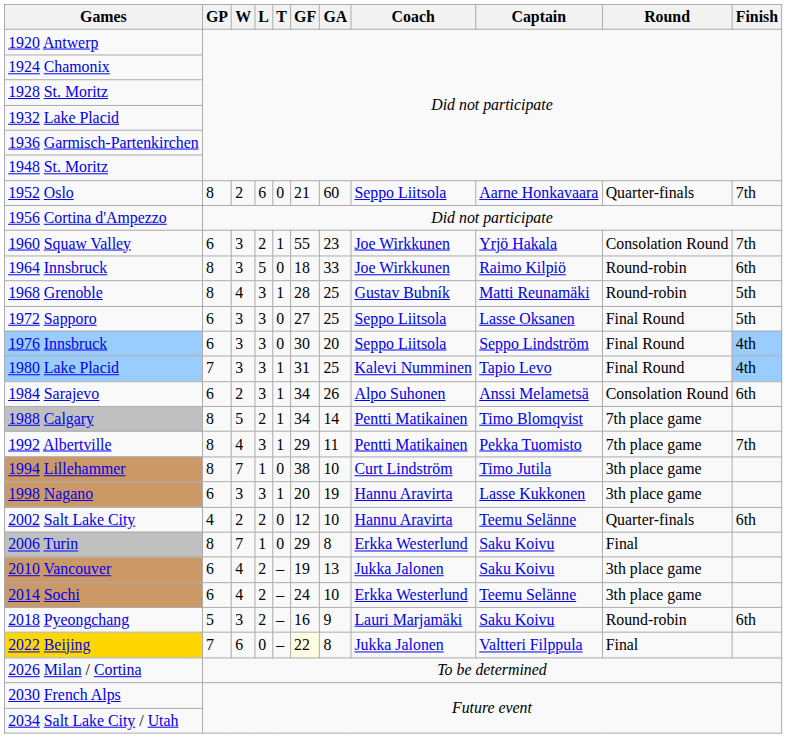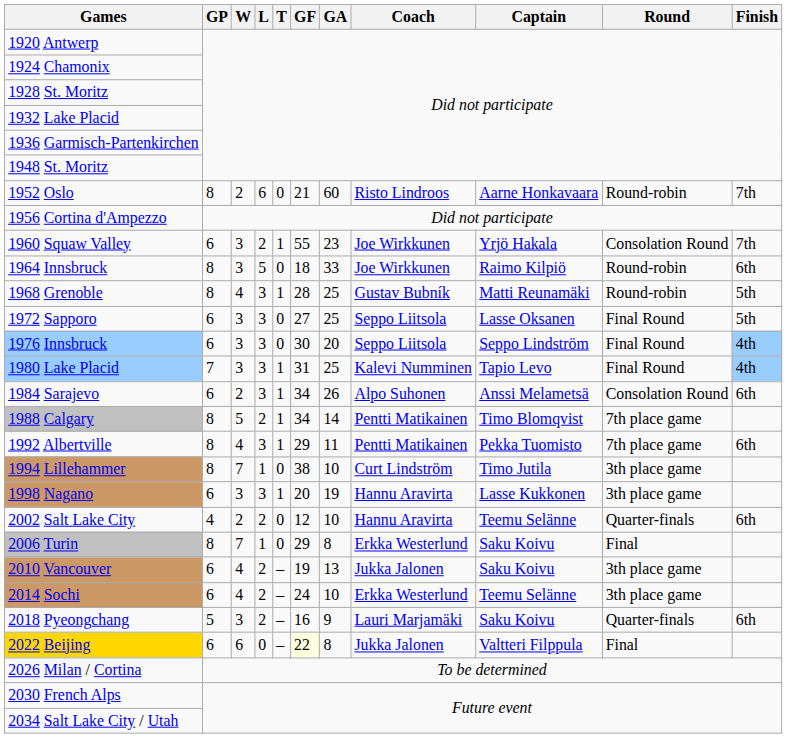(400, 192) Seppo Liitsola -> (402, 192) Risto Lindroos
(650, 192) Quarter-finals -> (646, 192) Round-robin
(746, 444) 7th -> (746, 444) 6th
(646, 619) Round-robin -> (650, 619) Quarter-finals
(210, 645) 7 -> (210, 645) 6
